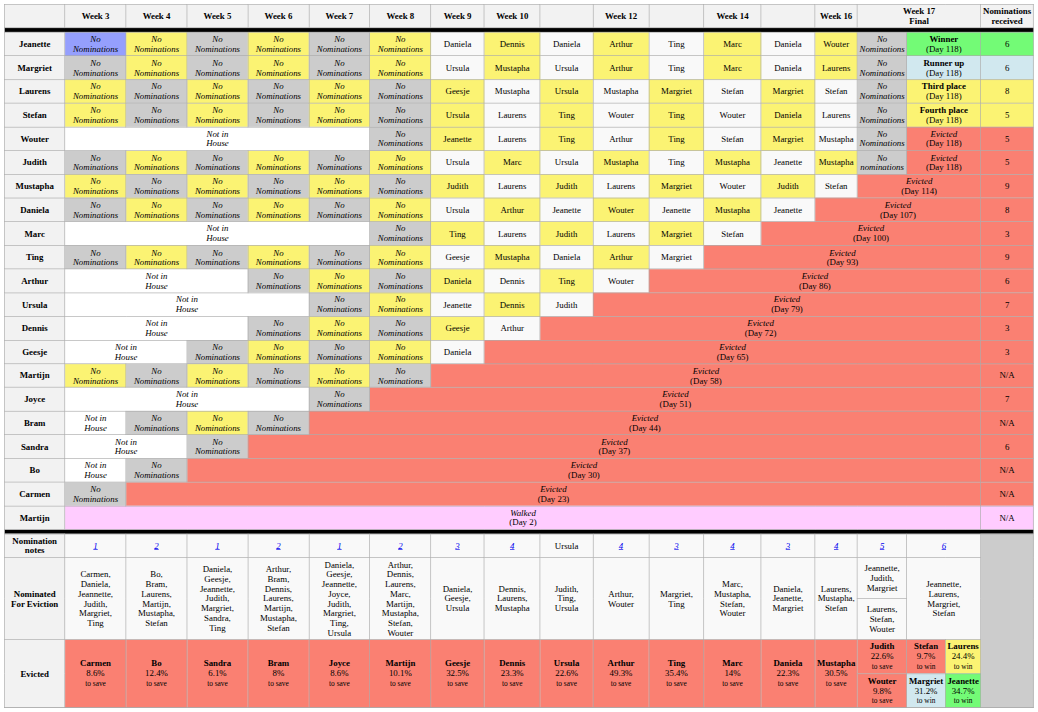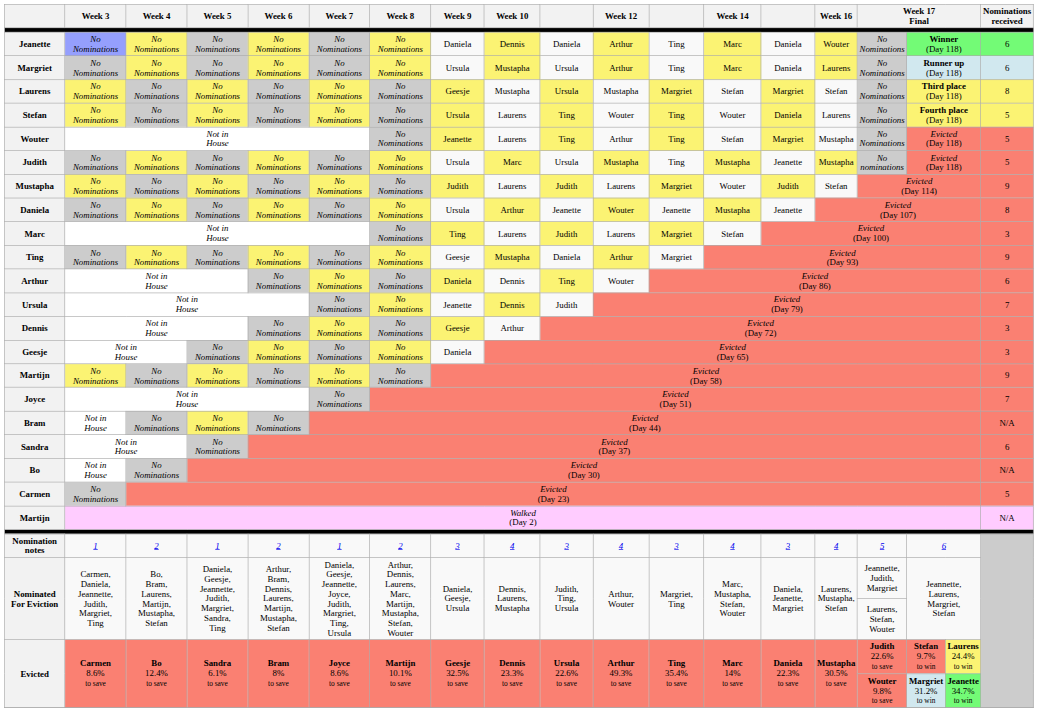(1007, 375) N/A -> (1007, 375) 9
(1007, 494) N/A -> (1007, 494) 5
(567, 545) Ursula -> (567, 545) 3
